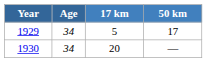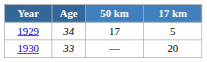columns swapped: (115, 13) <-> (173, 13)
(69, 49) 34 -> (69, 49) 33
